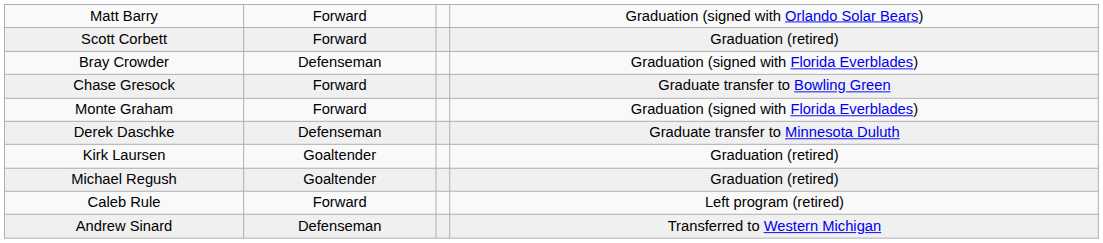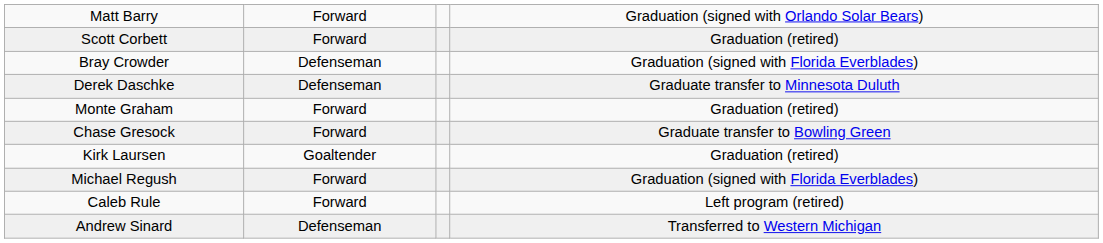rows swapped: (124, 132) <-> (124, 86)
(774, 109) Graduation (signed with Florida Everblades) -> (774, 109) Graduation (retired)
(340, 179) Goaltender -> (340, 179) Forward
(774, 179) Graduation (retired) -> (774, 179) Graduation (signed with Florida Everblades)
